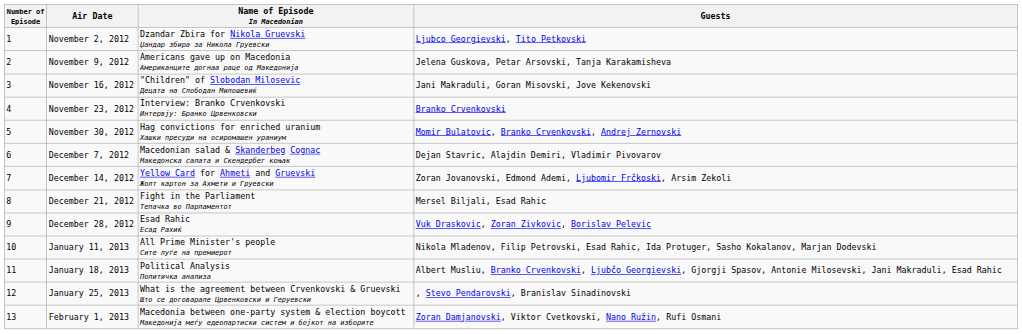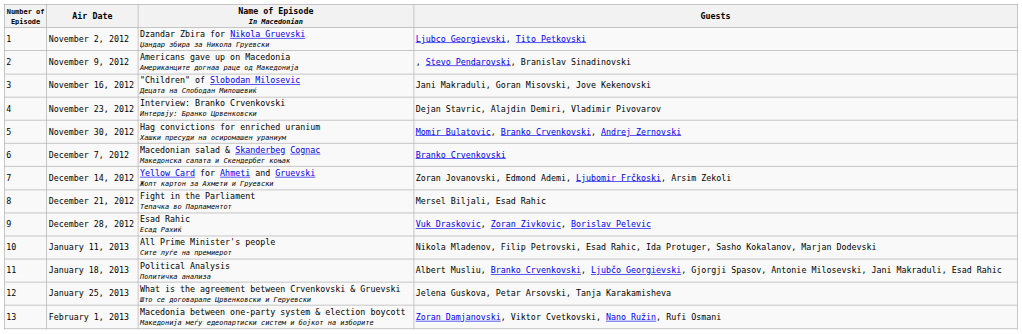(543, 62) Jelena Guskova, Petar Arsovski, Tanja Karakamisheva -> (523, 62) , Stevo Pendarovski, Branislav Sinadinovski
(461, 109) Branko Crvenkovski -> (538, 109) Dejan Stavric, Alajdin Demiri, Vladimir Pivovarov
(538, 155) Dejan Stavric, Alajdin Demiri, Vladimir Pivovarov -> (461, 155) Branko Crvenkovski
(523, 294) , Stevo Pendarovski, Branislav Sinadinovski -> (543, 294) Jelena Guskova, Petar Arsovski, Tanja Karakamisheva
